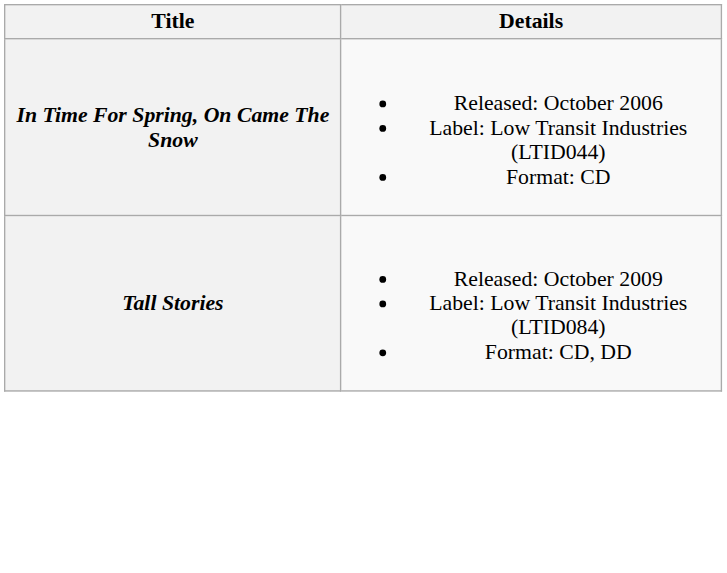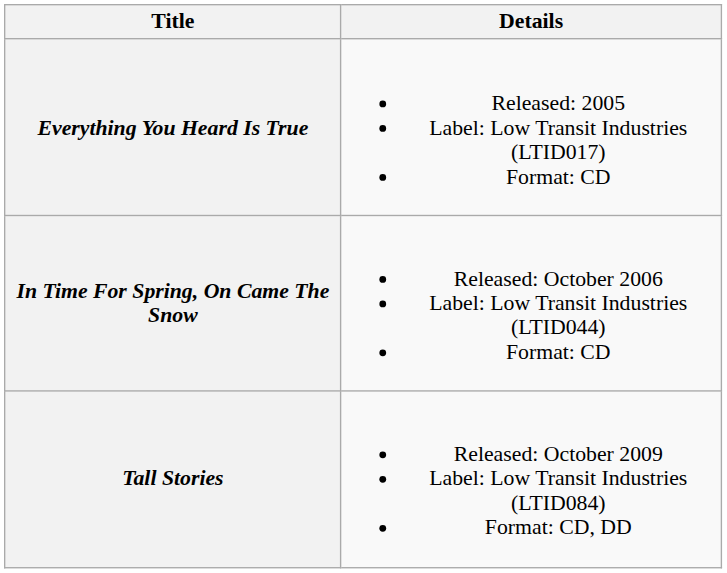+ row: (173, 126)
